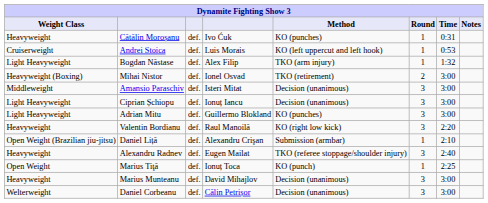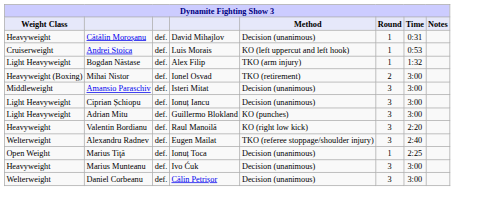(218, 37) Ivo Ćuk -> (198, 37) David Mihajlov
(298, 37) KO (punches) -> (279, 37) Decision (unanimous)
- row: (138, 140)
(28, 153) Heavyweight -> (29, 140) Welterweight
(295, 166) KO (punch) -> (279, 153) Decision (unanimous)
(231, 179) David Mihajlov -> (185, 166) Ivo Ćuk
